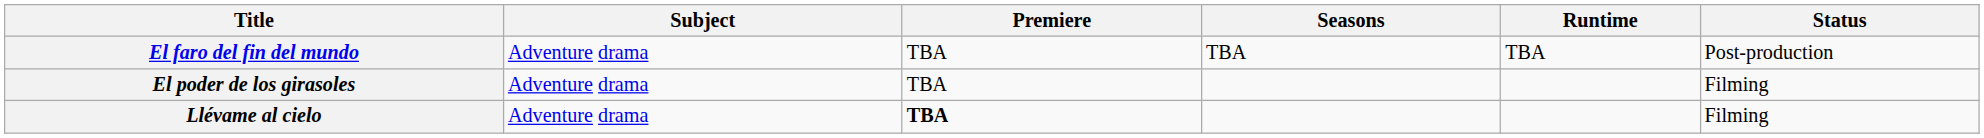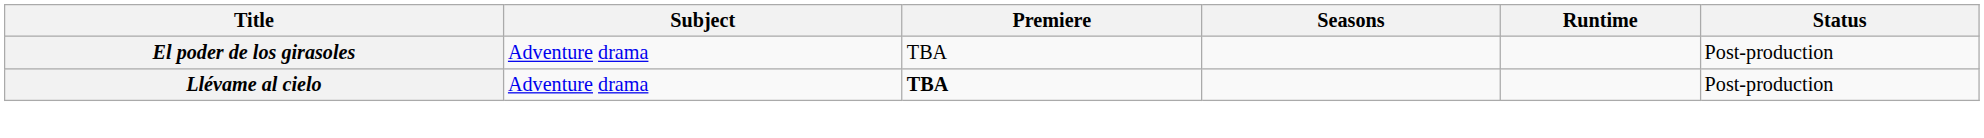- row: (254, 52)
(1737, 84) Filming -> (1769, 52) Post-production
(1737, 116) Filming -> (1769, 84) Post-production
